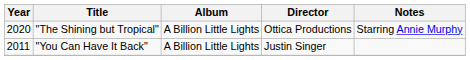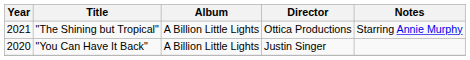(19, 30) 2020 -> (19, 30) 2021
(18, 47) 2011 -> (19, 47) 2020
